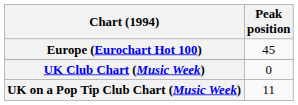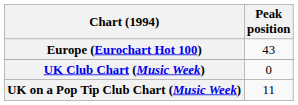(269, 49) 45 -> (269, 49) 43
